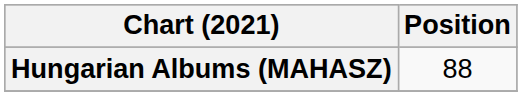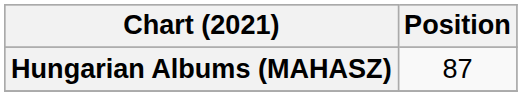(457, 68) 88 -> (457, 68) 87
